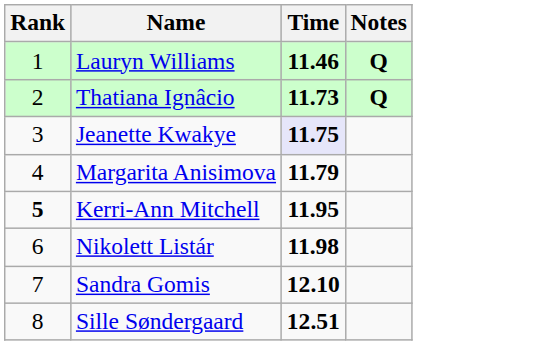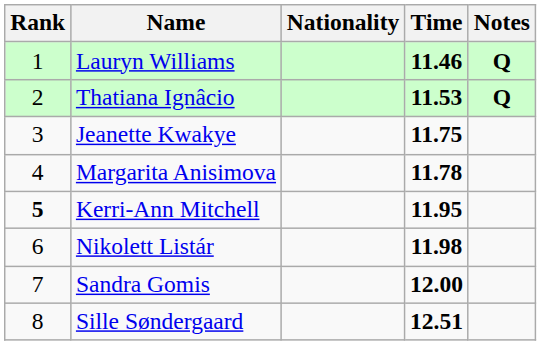+ column: (343, 23)
(313, 97) 11.73 -> (437, 97) 11.53
(313, 135) lavender background -> (437, 135) no background
(313, 172) 11.79 -> (437, 172) 11.78
(313, 284) 12.10 -> (437, 284) 12.00
